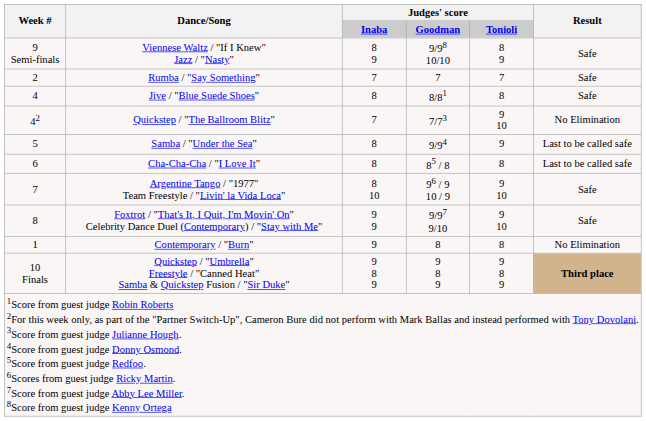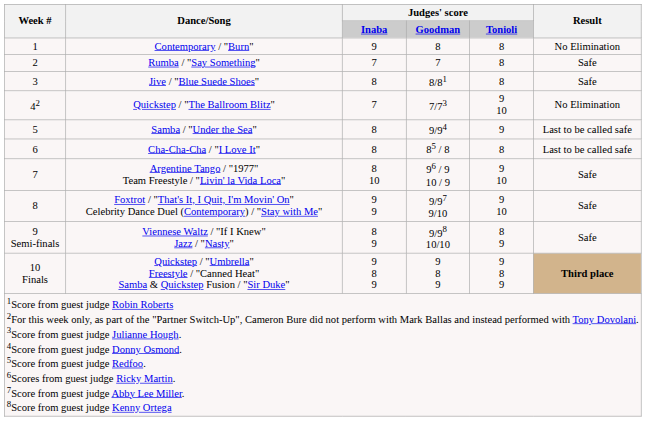rows swapped: (204, 245) <-> (204, 53)
(502, 77) 7 -> (502, 63) 8
(35, 96) 4 -> (35, 81) 3
